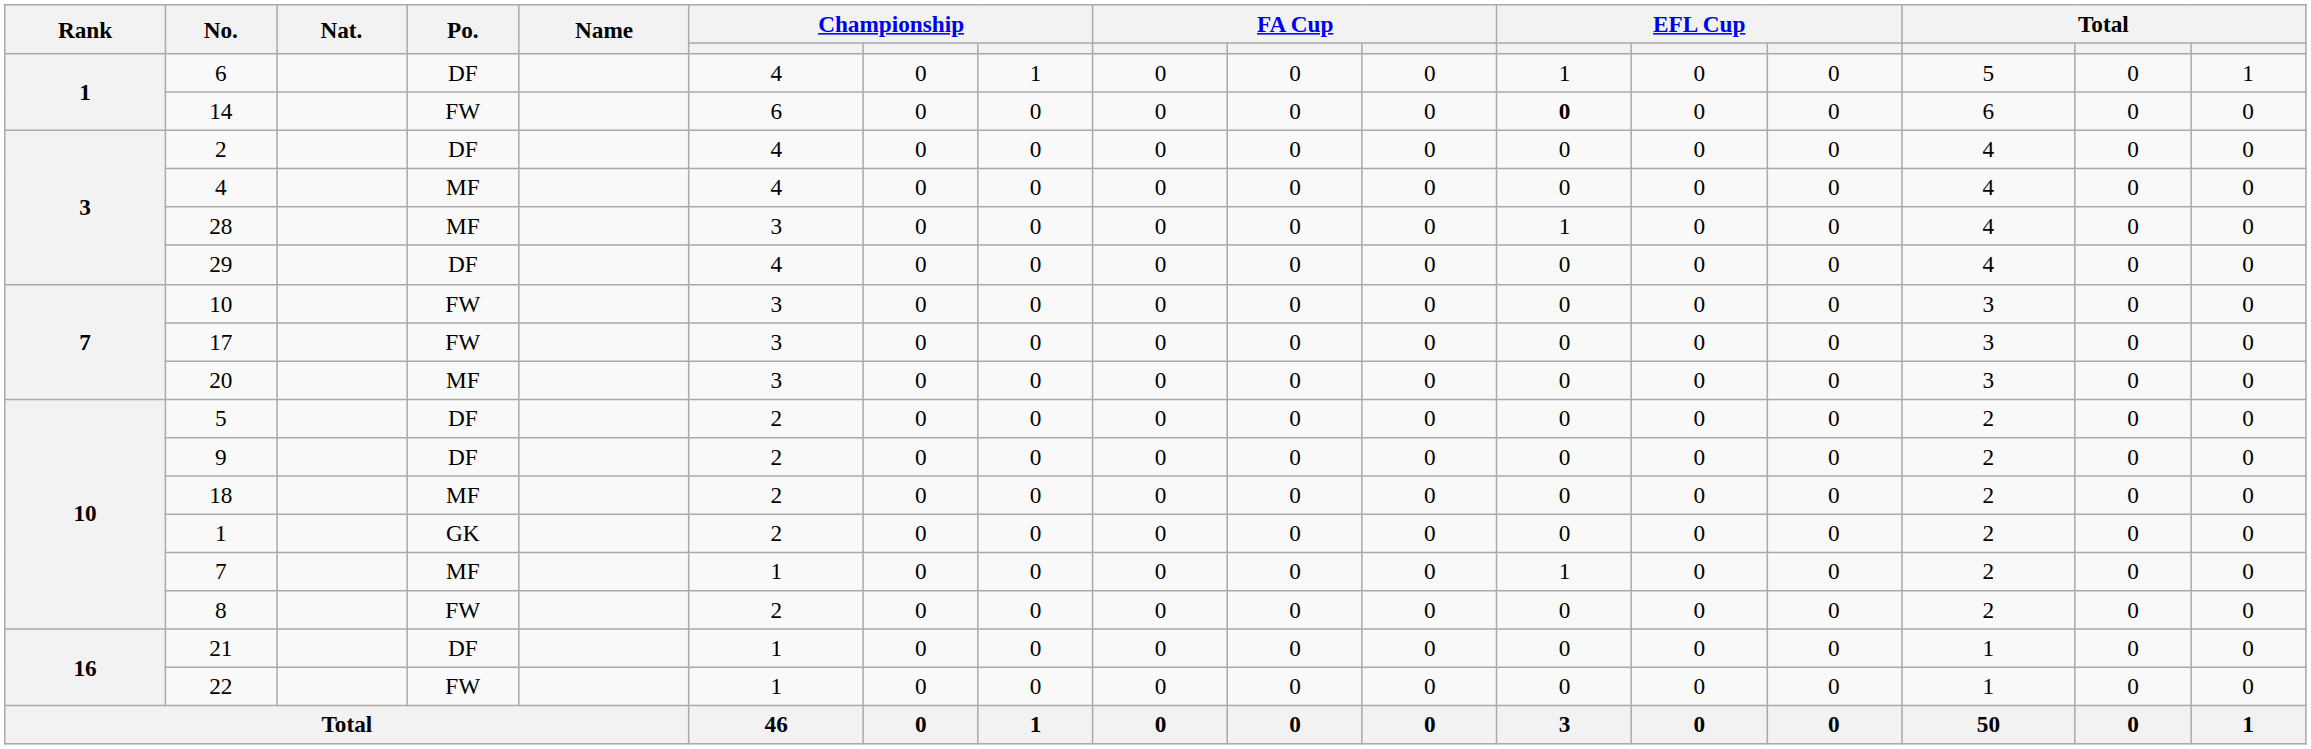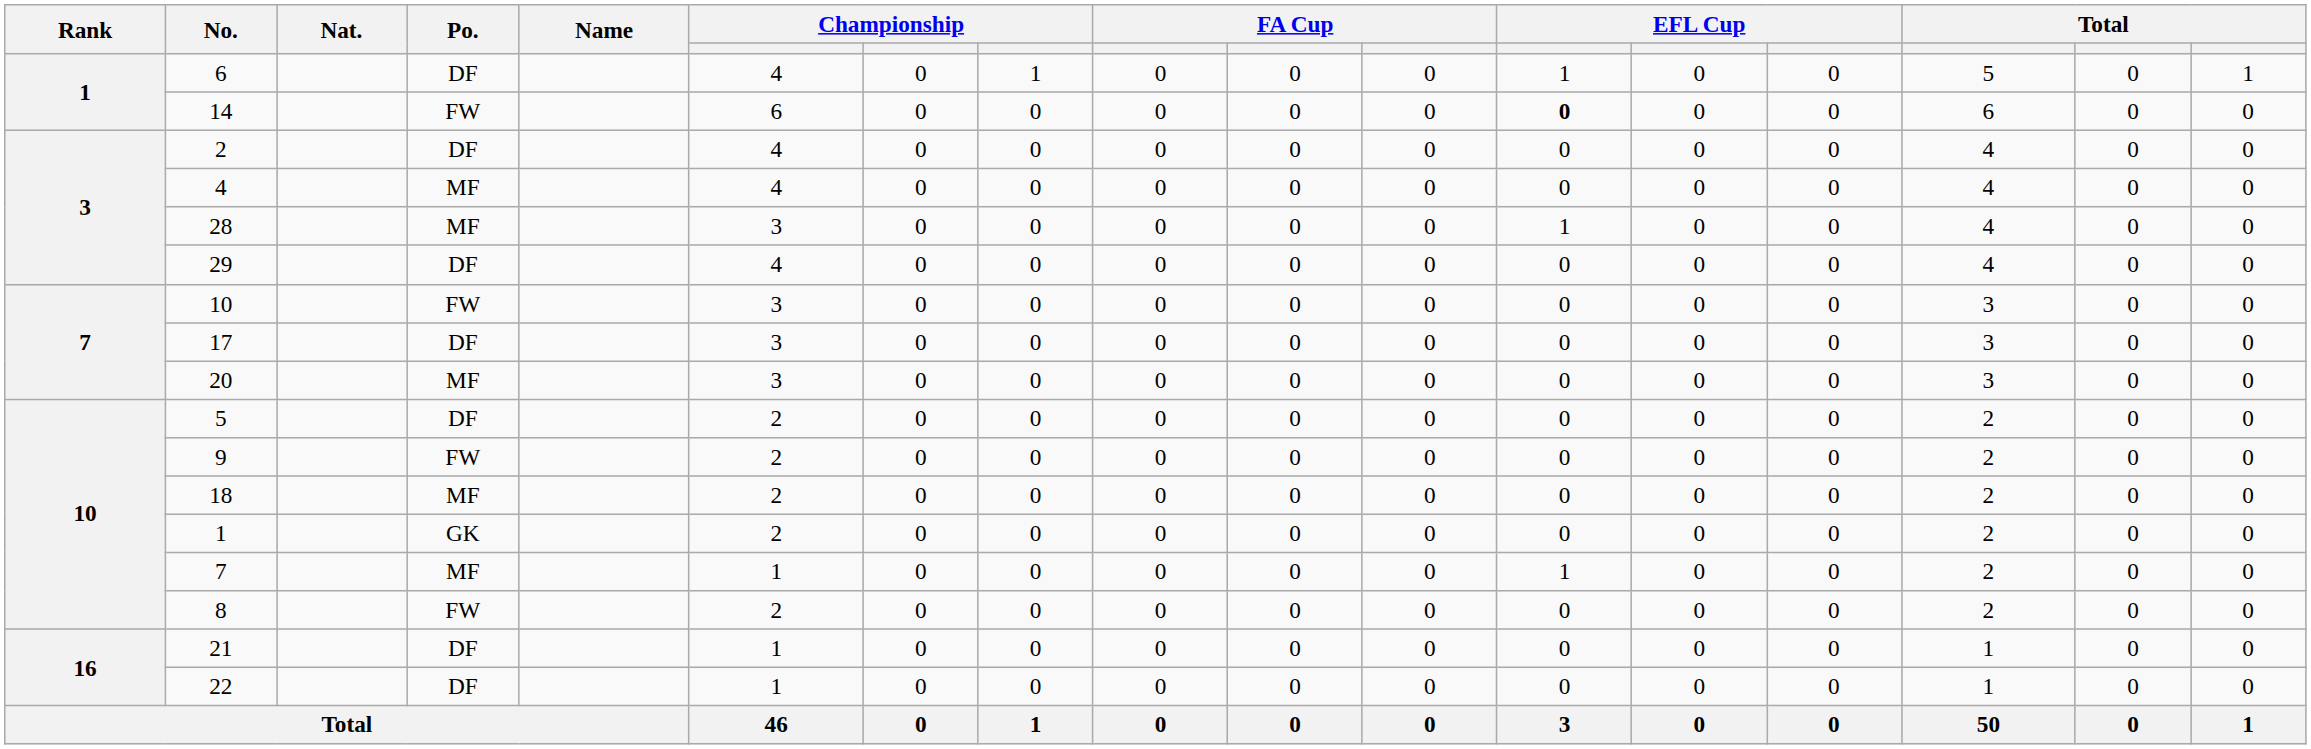(463, 341) FW -> (463, 341) DF
(463, 456) DF -> (463, 456) FW
(463, 686) FW -> (463, 686) DF
